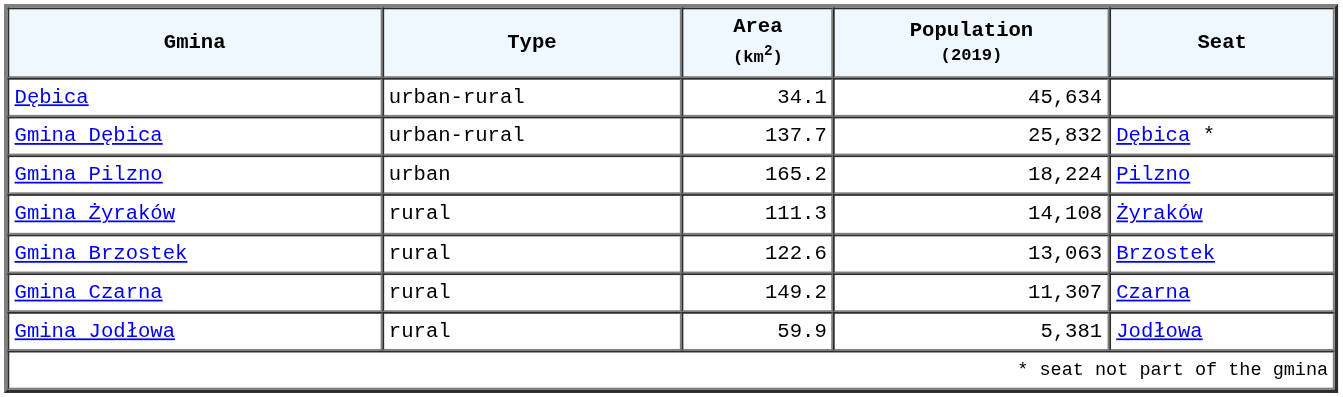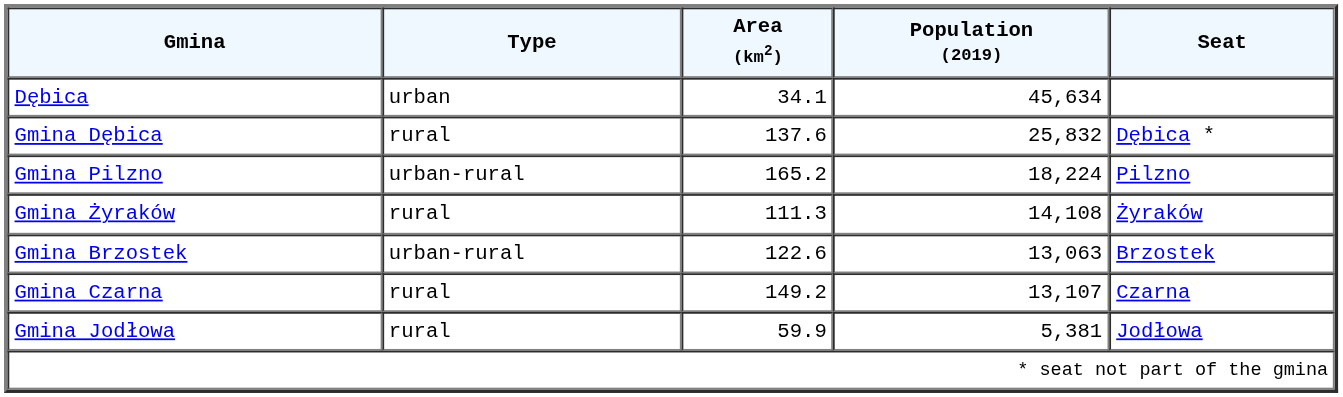(457, 98) urban-rural -> (420, 98) urban
(457, 137) urban-rural -> (420, 137) rural
(796, 137) 137.7 -> (796, 137) 137.6
(420, 175) urban -> (457, 175) urban-rural
(420, 253) rural -> (457, 253) urban-rural
(1065, 292) 11,307 -> (1065, 292) 13,107
